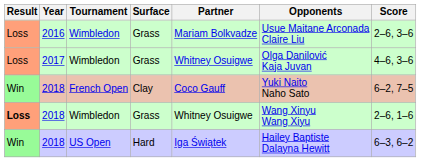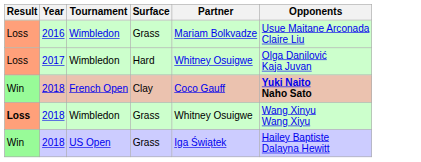- column: (394, 12)
(146, 61) Grass -> (144, 61) Hard
(286, 88) normal -> (287, 88) bold
(144, 143) Hard -> (146, 143) Grass
